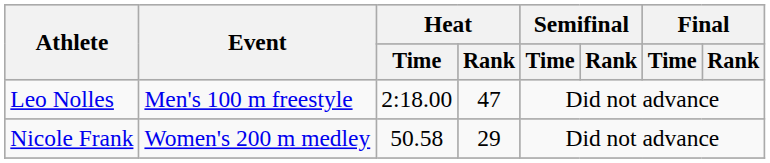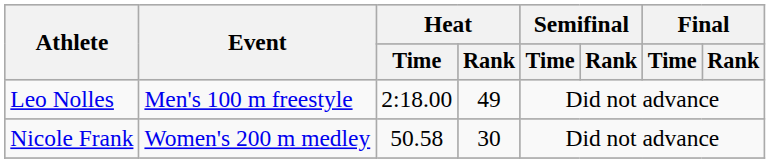(489, 99) 47 -> (489, 99) 49
(489, 138) 29 -> (489, 138) 30
